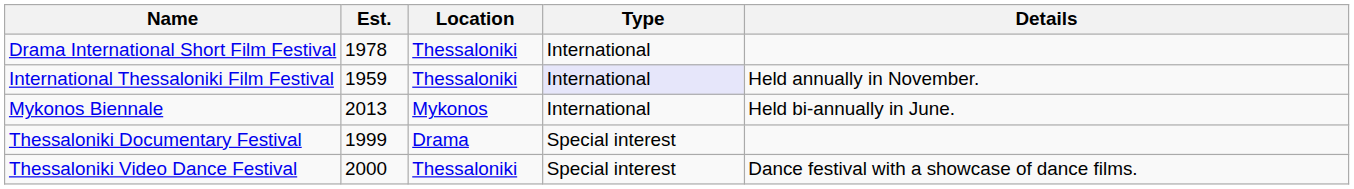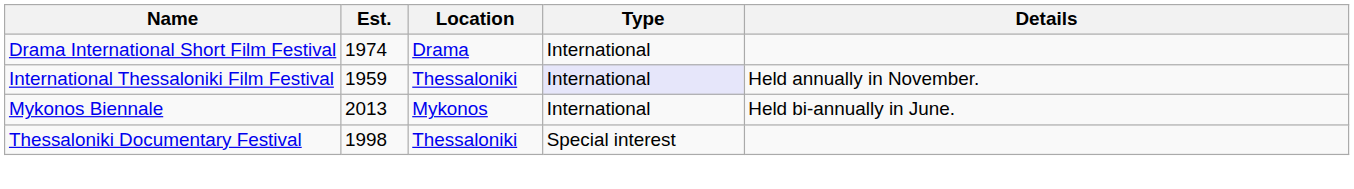(366, 49) 1978 -> (366, 49) 1974
(465, 49) Thessaloniki -> (441, 49) Drama
(366, 139) 1999 -> (366, 139) 1998
(441, 139) Drama -> (465, 139) Thessaloniki
- row: (153, 169)
